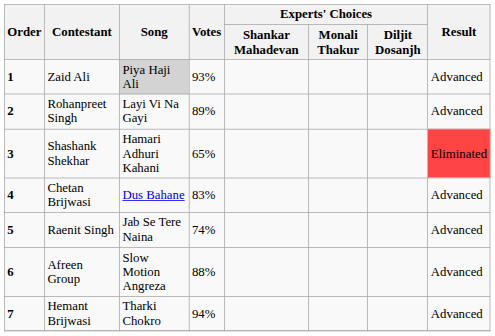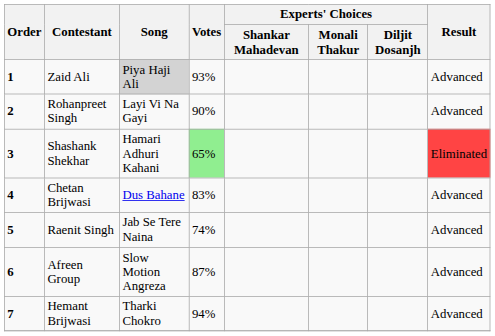(204, 111) 89% -> (204, 111) 90%
(204, 153) no background -> (204, 153) lightgreen background
(204, 271) 88% -> (204, 271) 87%
